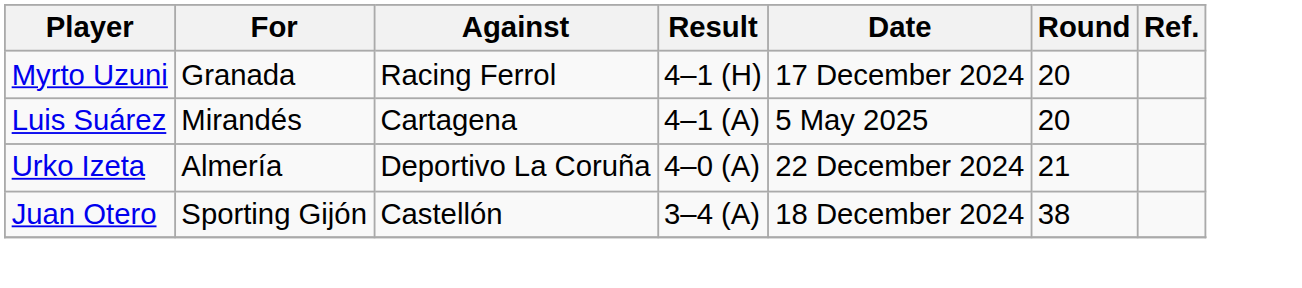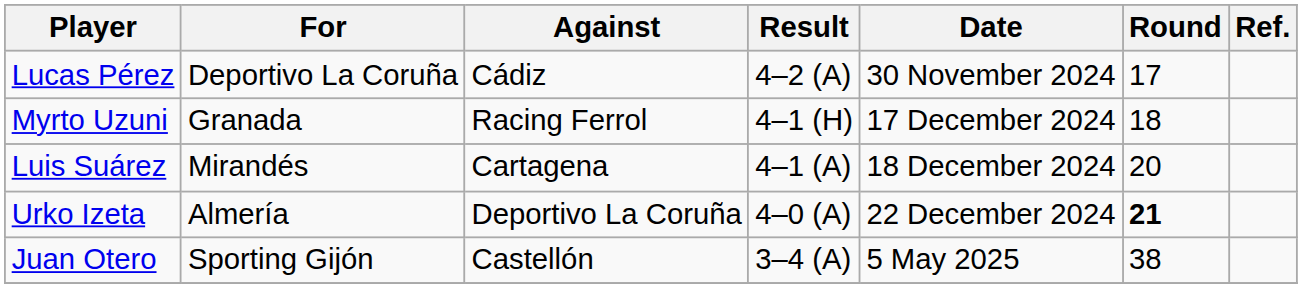+ row: (93, 74)
(1054, 74) 20 -> (1145, 120) 18
(852, 120) 5 May 2025 -> (991, 167) 18 December 2024
(1054, 167) normal -> (1145, 213) bold
(900, 213) 18 December 2024 -> (943, 259) 5 May 2025
